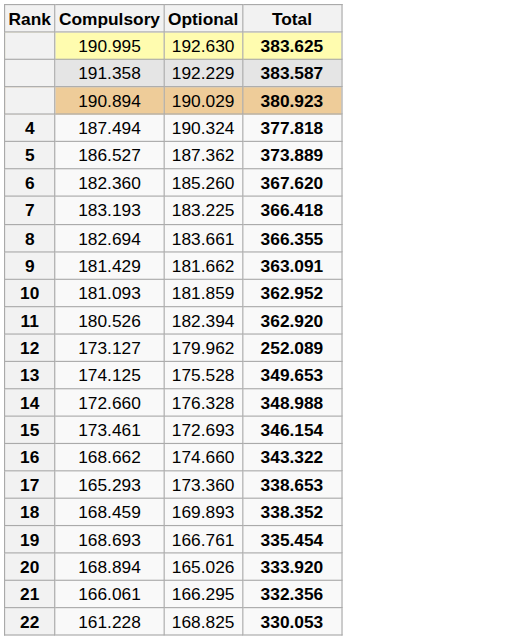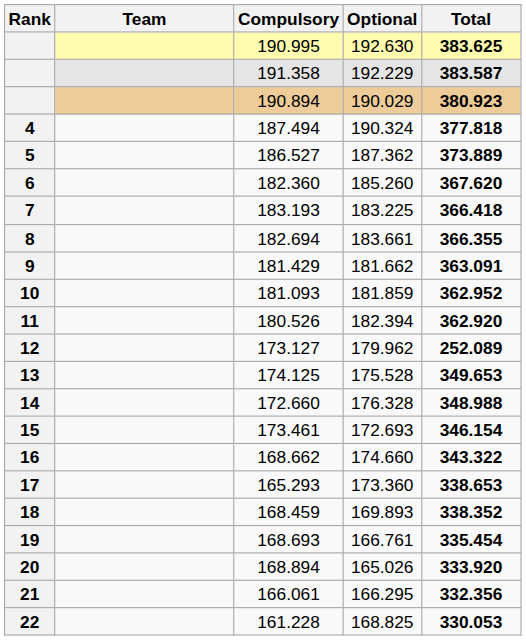+ column: (144, 18)
